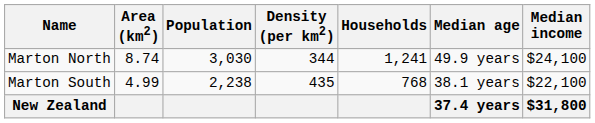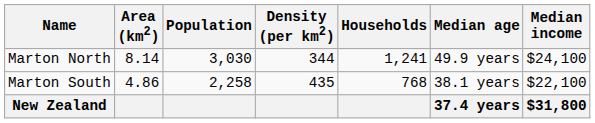(142, 60) 8.74 -> (142, 60) 8.14
(142, 83) 4.99 -> (142, 83) 4.86
(230, 83) 2,238 -> (230, 83) 2,258
